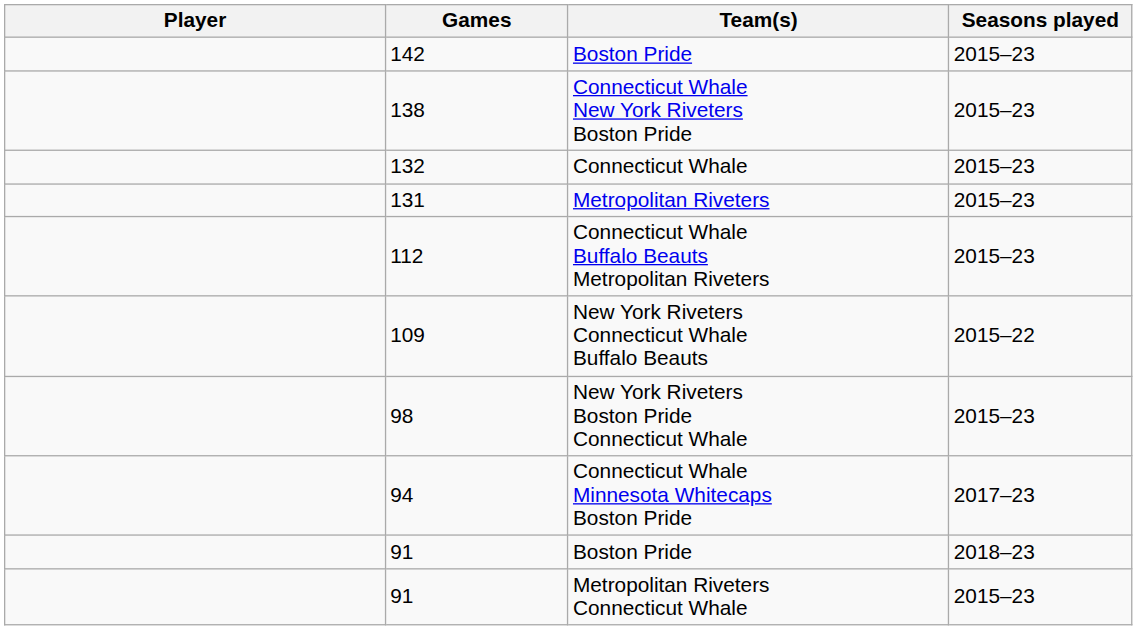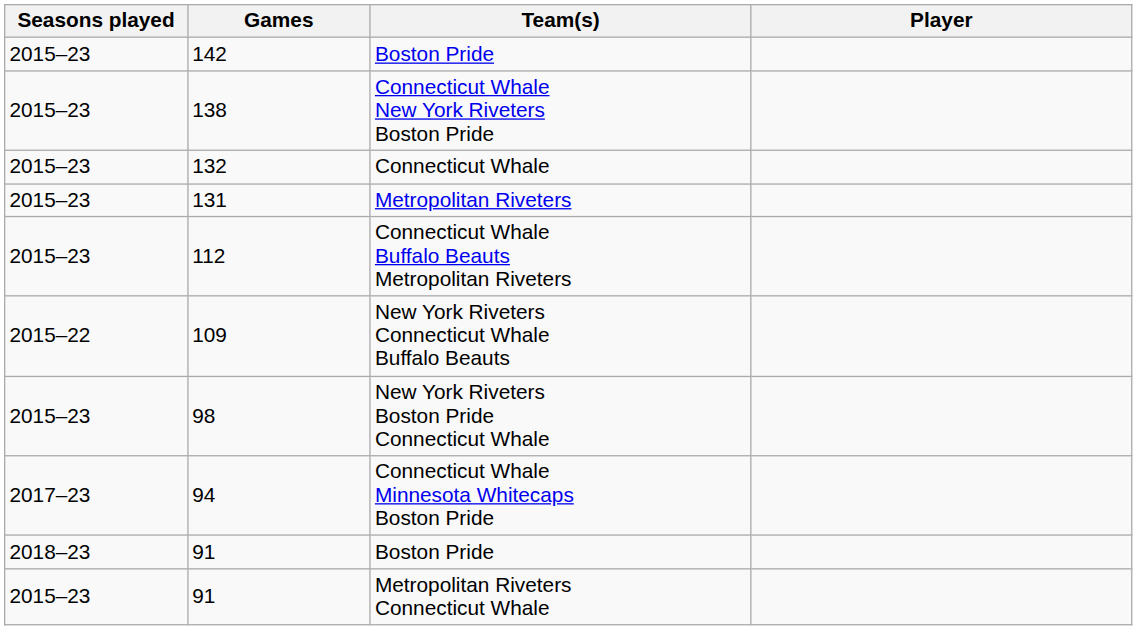columns swapped: (195, 20) <-> (1040, 20)
